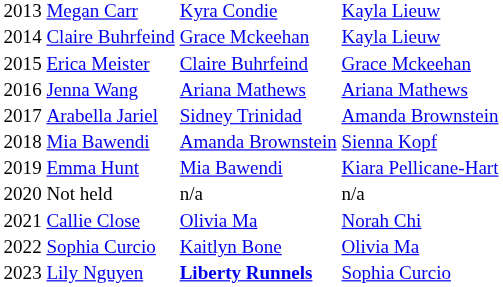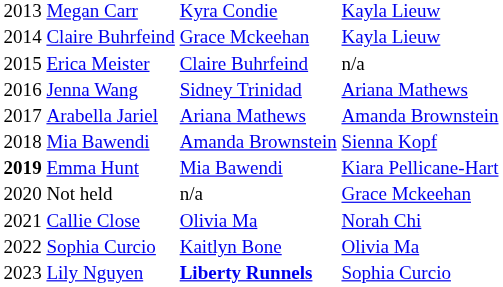(406, 63) Grace Mckeehan -> (353, 63) n/a
(243, 89) Ariana Mathews -> (241, 89) Sidney Trinidad
(241, 115) Sidney Trinidad -> (243, 115) Ariana Mathews
(23, 168) normal -> (23, 168) bold
(353, 194) n/a -> (406, 194) Grace Mckeehan
